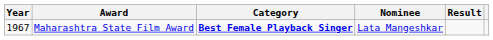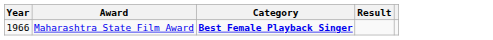- column: (400, 12)
(18, 28) 1967 -> (18, 28) 1966
